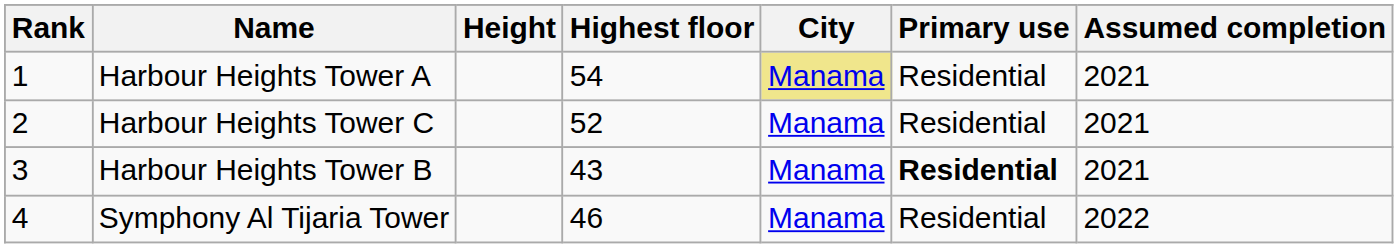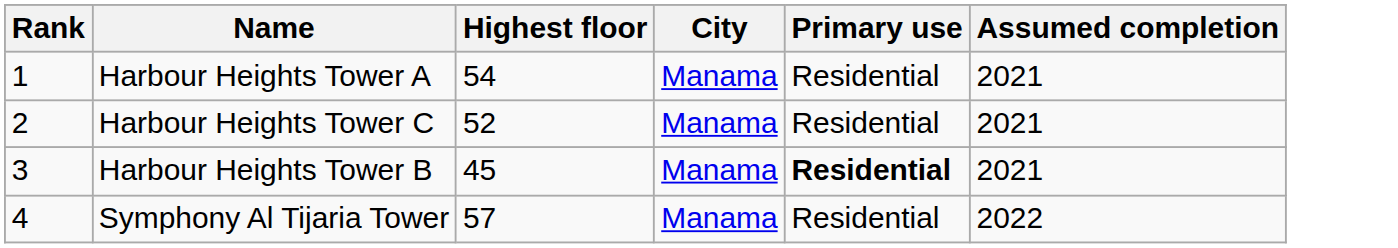- column: (509, 28)
(826, 75) khaki background -> (719, 75) no background
(586, 170) 43 -> (480, 170) 45
(586, 218) 46 -> (480, 218) 57
